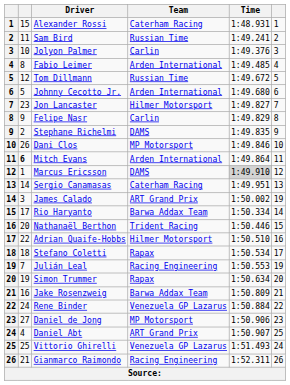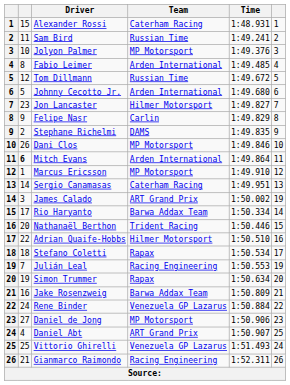(144, 51) Carlin -> (161, 51) MP Motorsport
(140, 172) DAMS -> (161, 172) MP Motorsport
(250, 172) lightgrey background -> (250, 172) no background
